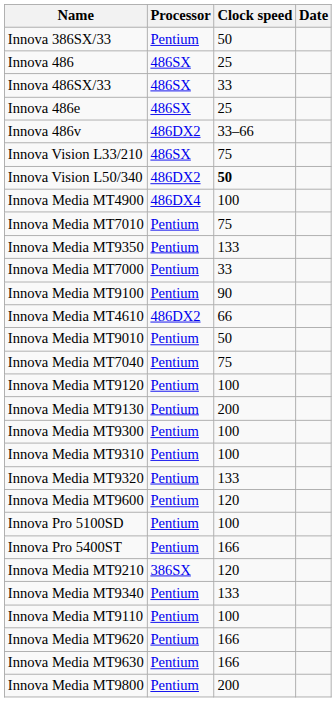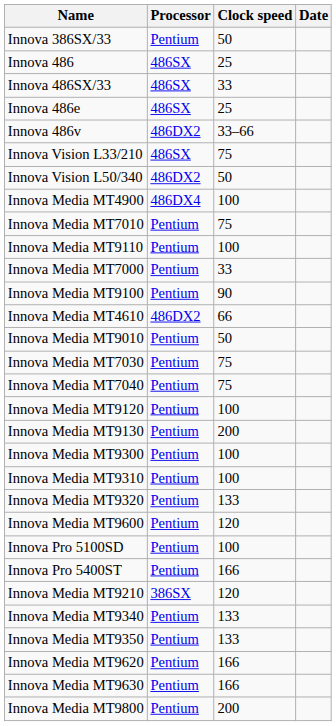(225, 177) bold -> (225, 177) normal
rows swapped: (75, 616) <-> (76, 246)
+ row: (76, 362)
